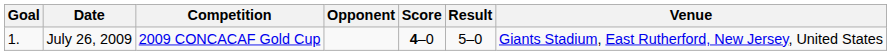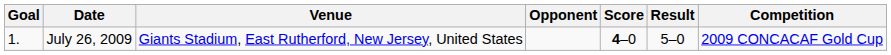columns swapped: (691, 15) <-> (230, 15)
